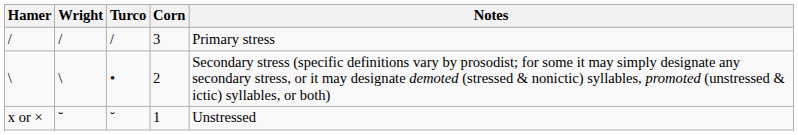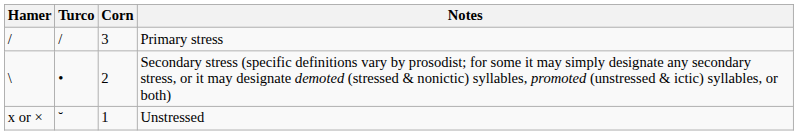- column: (81, 16)
